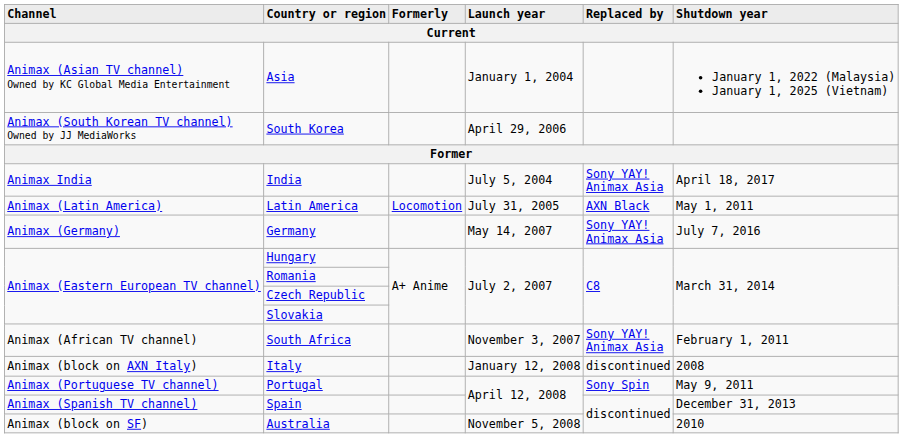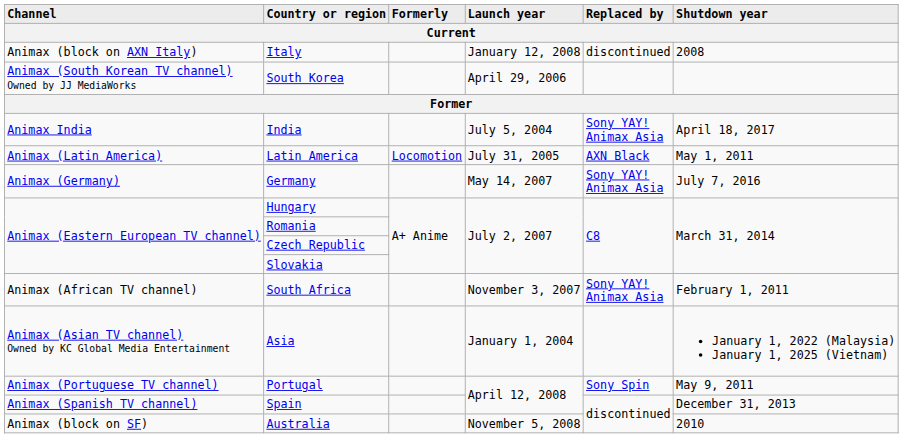rows swapped: (280, 77) <-> (284, 366)
